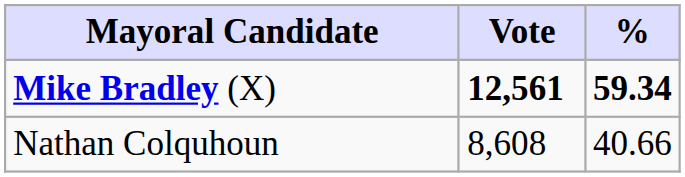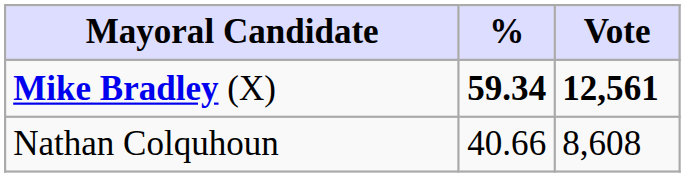columns swapped: (522, 32) <-> (632, 32)
